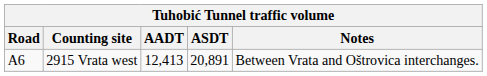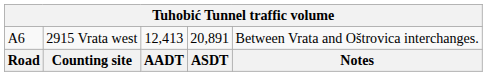rows swapped: (24, 37) <-> (16, 60)
